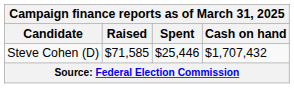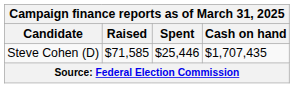(236, 53) $1,707,432 -> (236, 53) $1,707,435
